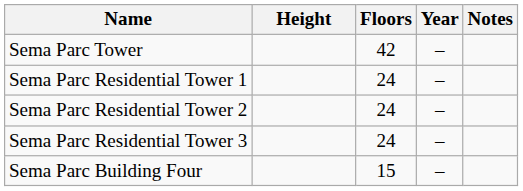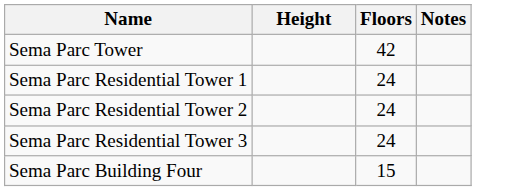- column: (440, 19)
